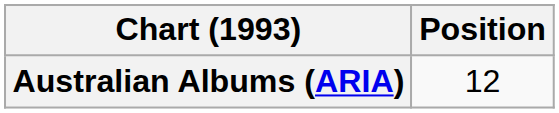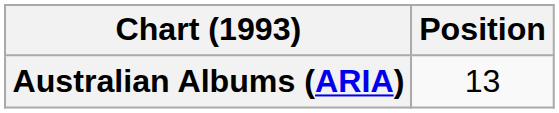(483, 81) 12 -> (483, 81) 13
